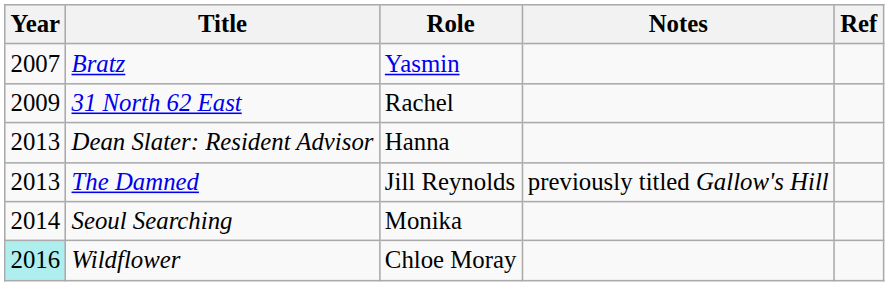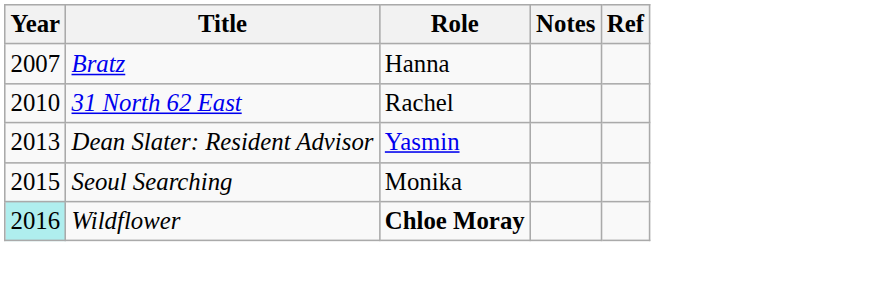(422, 63) Yasmin -> (417, 63) Hanna
(35, 102) 2009 -> (35, 102) 2010
(417, 142) Hanna -> (422, 142) Yasmin
- row: (135, 181)
(35, 220) 2014 -> (35, 181) 2015
(451, 260) normal -> (455, 220) bold
